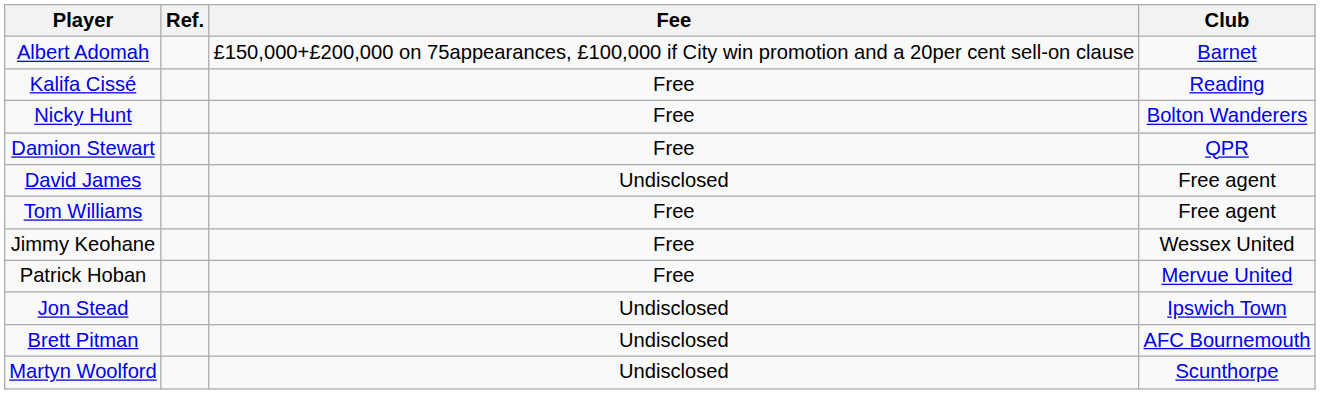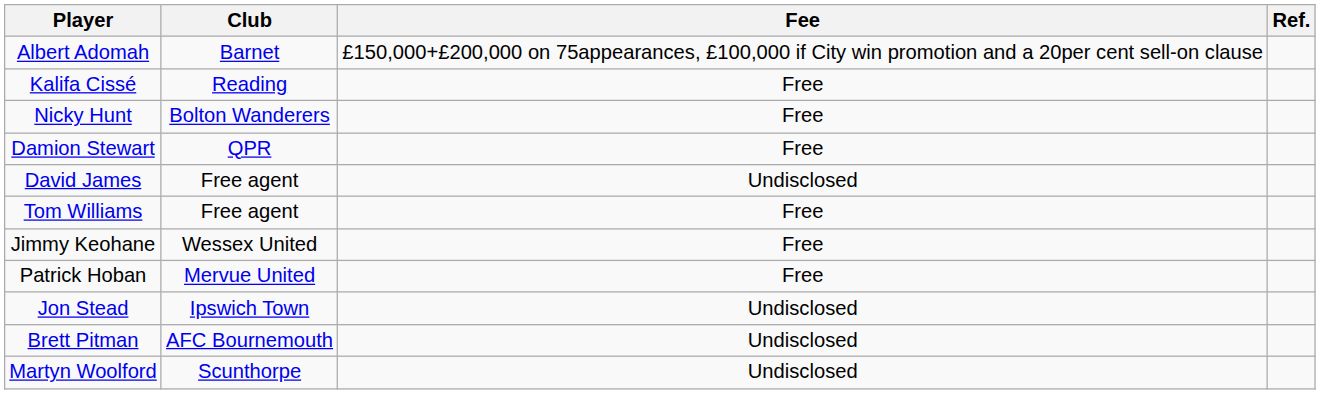columns swapped: (1227, 20) <-> (185, 20)
